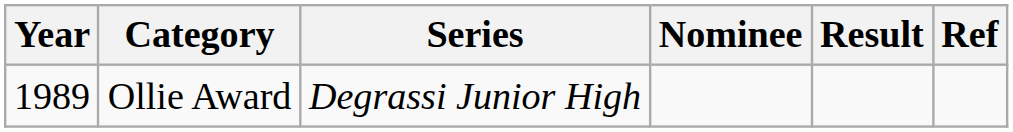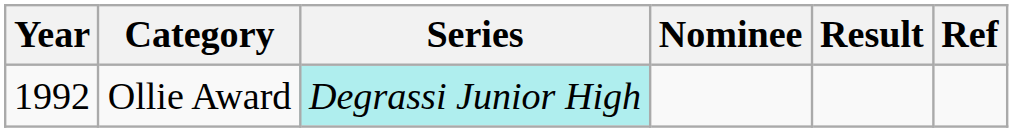(52, 95) 1989 -> (52, 95) 1992
(475, 95) no background -> (475, 95) paleturquoise background
